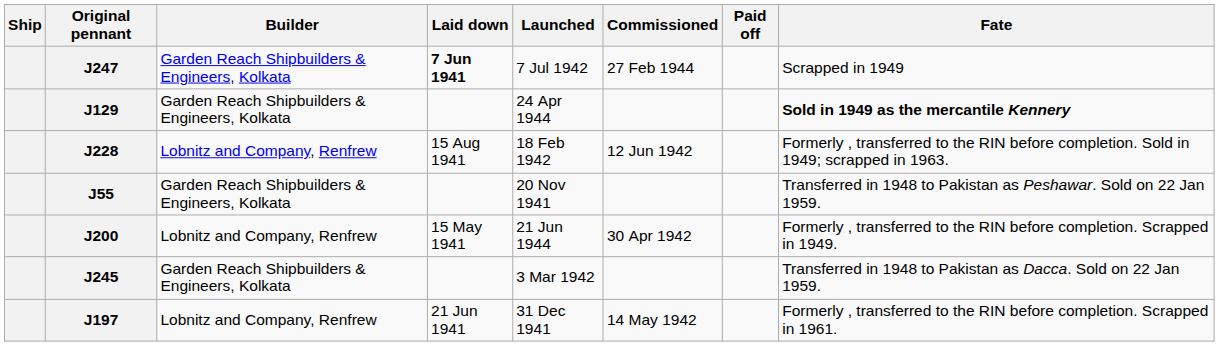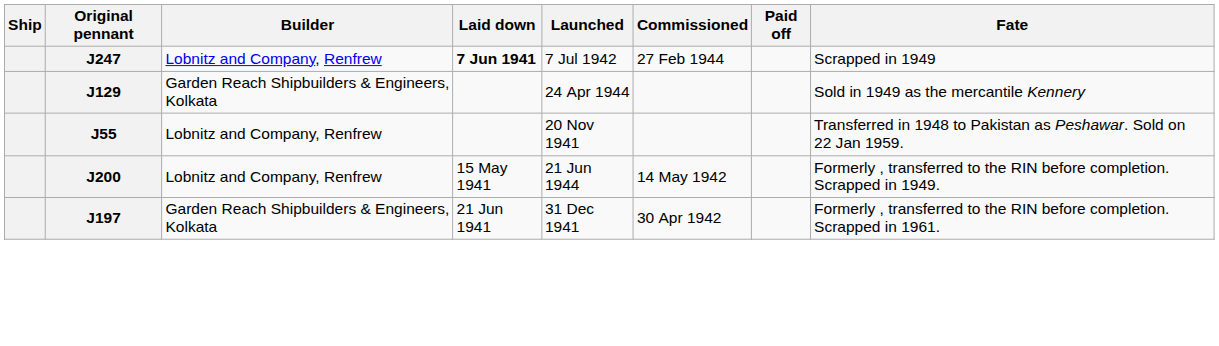(263, 67) Garden Reach Shipbuilders & Engineers, Kolkata -> (274, 58) Lobnitz and Company, Renfrew
(926, 109) bold -> (949, 92) normal
- row: (101, 151)
(263, 193) Garden Reach Shipbuilders & Engineers, Kolkata -> (274, 134) Lobnitz and Company, Renfrew
(649, 235) 30 Apr 1942 -> (682, 176) 14 May 1942
- row: (101, 277)
(269, 320) Lobnitz and Company, Renfrew -> (307, 218) Garden Reach Shipbuilders & Engineers, Kolkata
(652, 320) 14 May 1942 -> (679, 218) 30 Apr 1942
